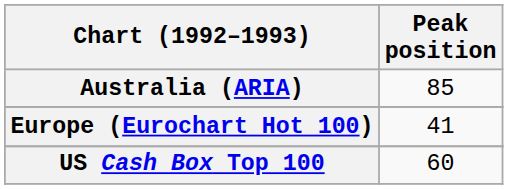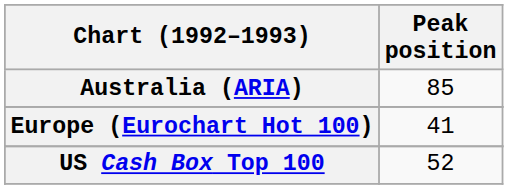(440, 164) 60 -> (440, 164) 52
